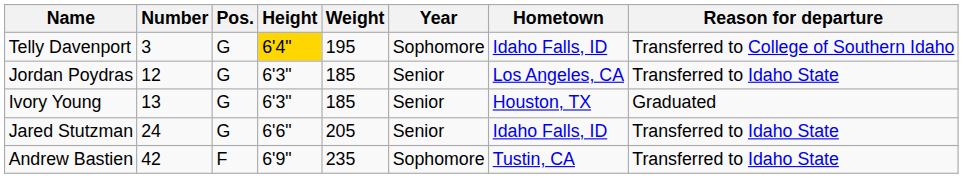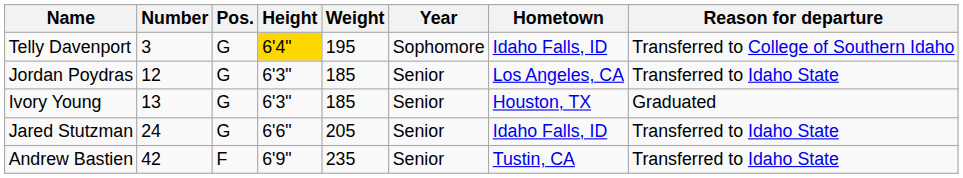(439, 159) Sophomore -> (418, 159) Senior
